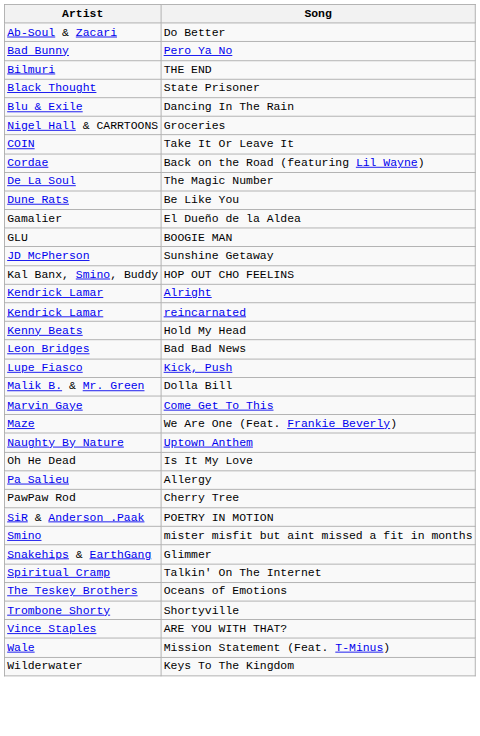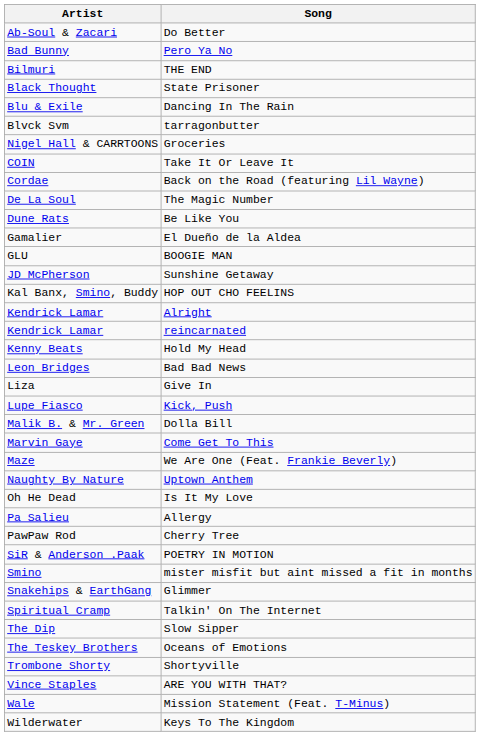+ row: (212, 126)
+ row: (188, 387)
+ row: (201, 629)
